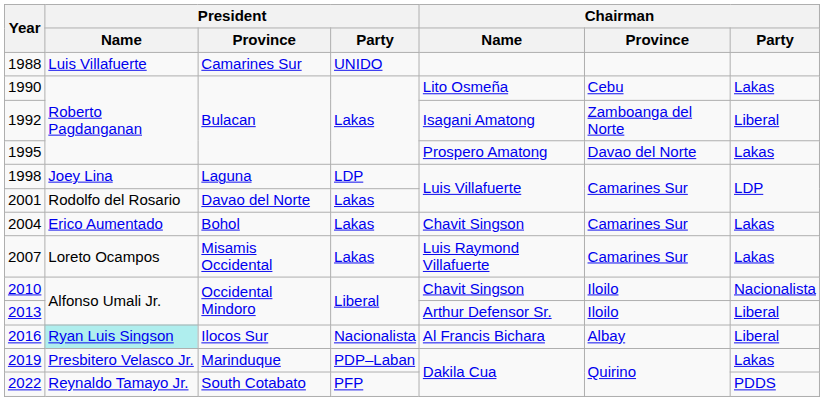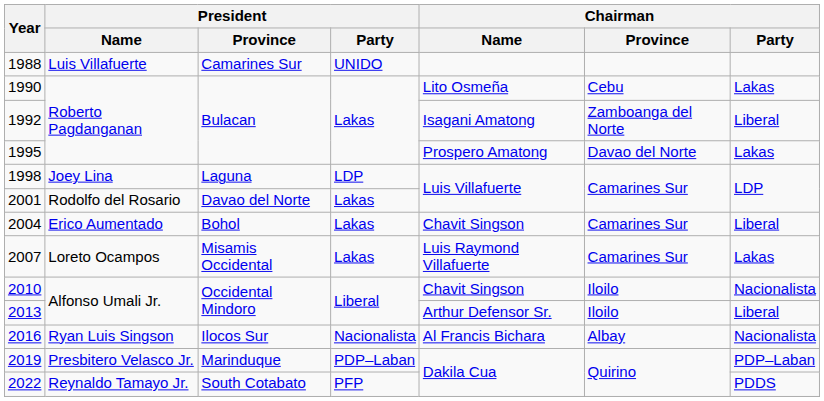(754, 224) Lakas -> (757, 224) Liberal
(111, 336) paleturquoise background -> (111, 336) no background
(757, 336) Liberal -> (775, 336) Nacionalista
(754, 360) Lakas -> (775, 360) PDP–Laban
